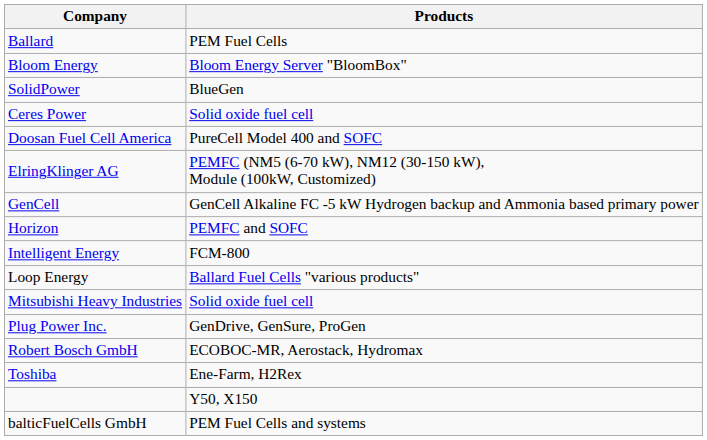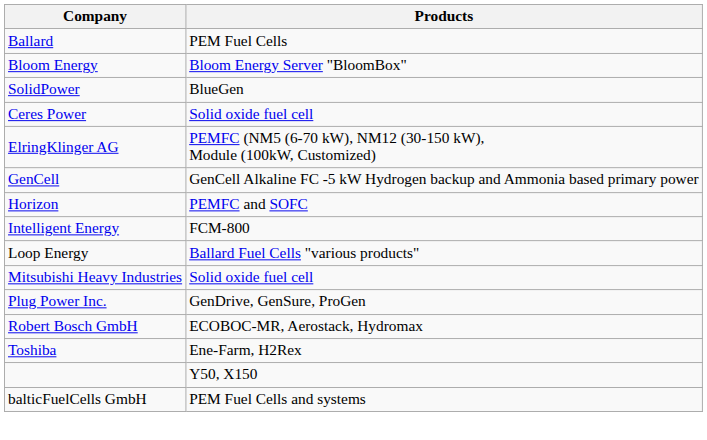- row: (90, 138)
